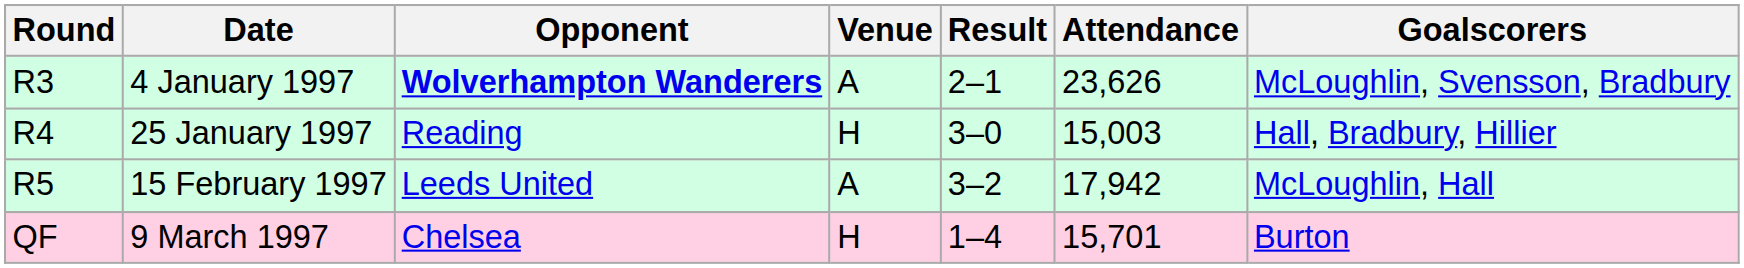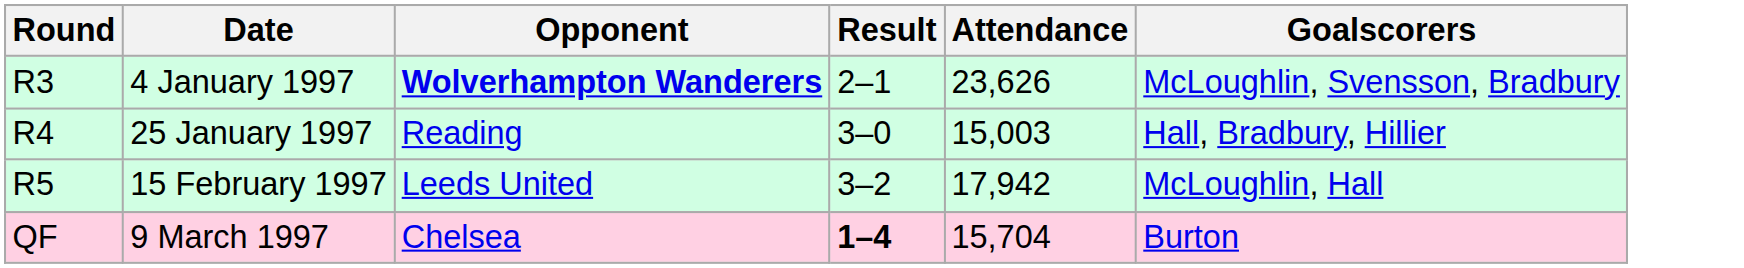- column: (885, 30)
(975, 236) normal -> (864, 236) bold
(1112, 236) 15,701 -> (1001, 236) 15,704
